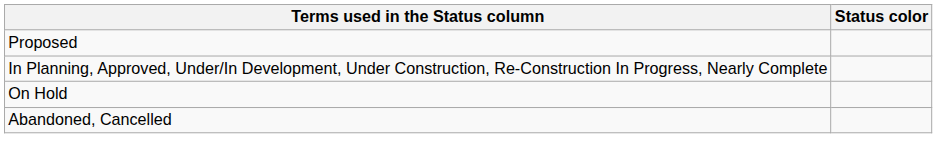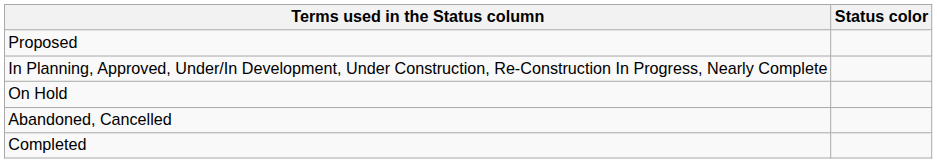+ row: (47, 145)
